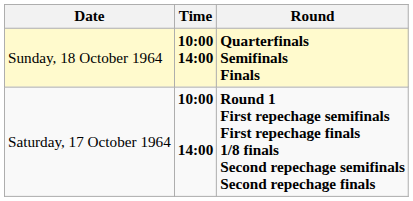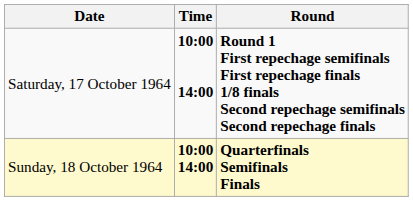rows swapped: (89, 141) <-> (85, 57)
